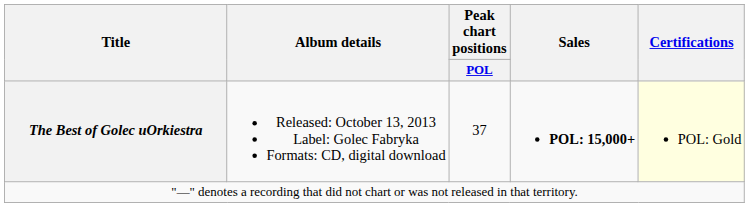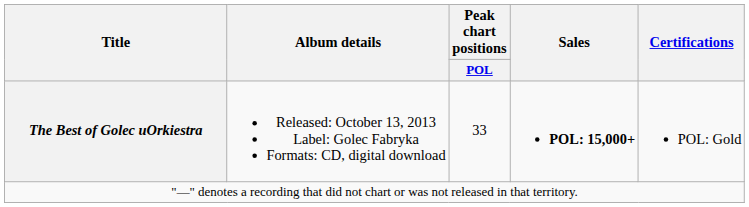(479, 131) 37 -> (479, 131) 33
(692, 139) lightyellow background -> (692, 139) no background
